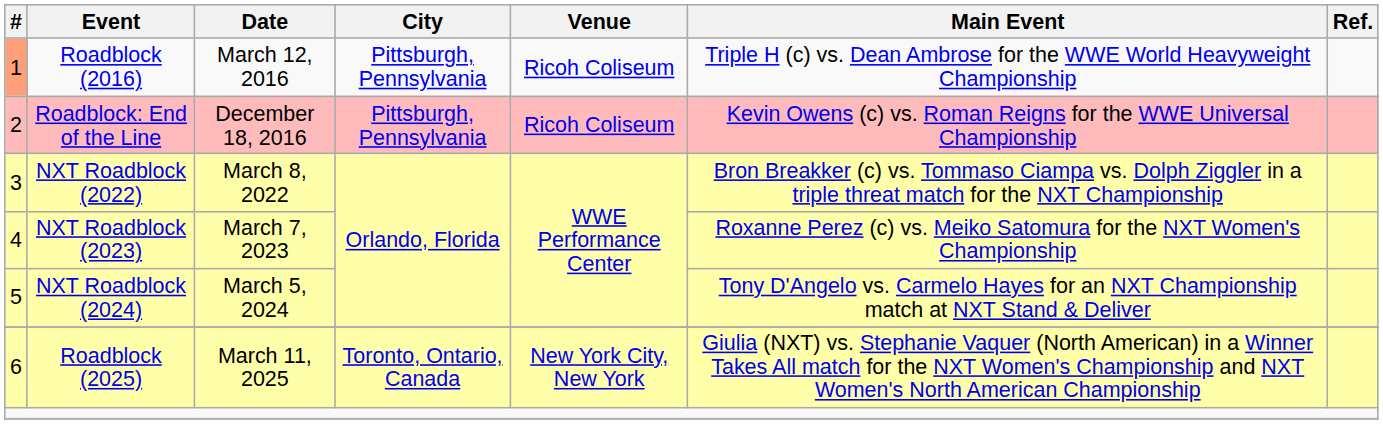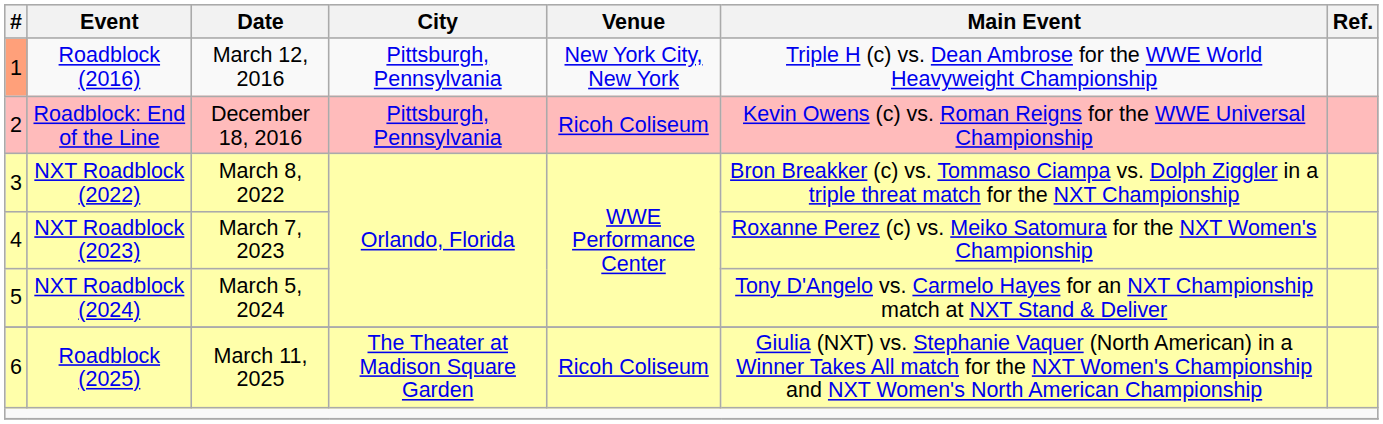(599, 67) Ricoh Coliseum -> (634, 67) New York City, New York
(423, 367) Toronto, Ontario, Canada -> (438, 367) The Theater at Madison Square Garden
(599, 367) New York City, New York -> (634, 367) Ricoh Coliseum
